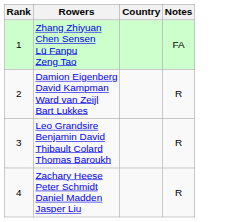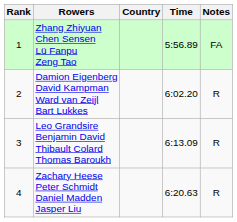+ column: (181, 12)
